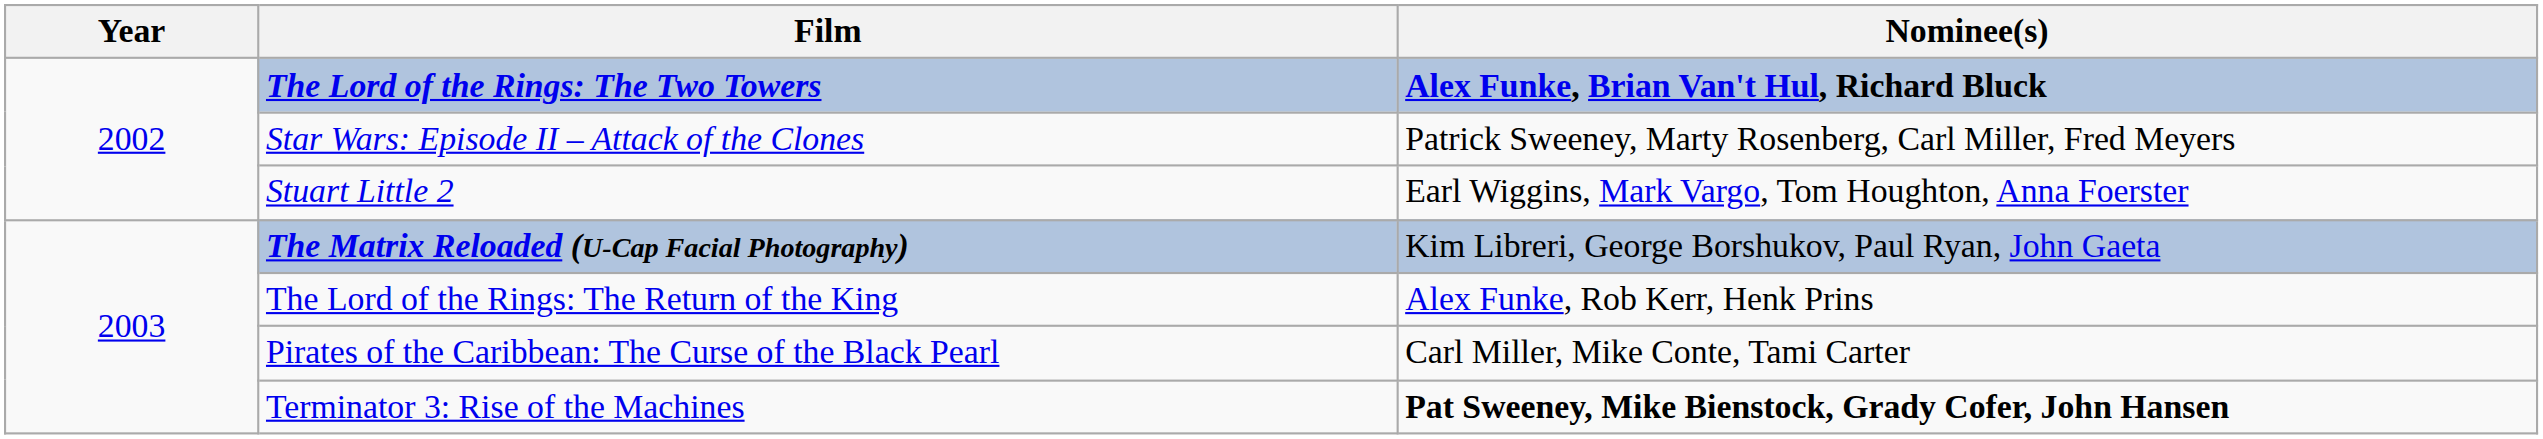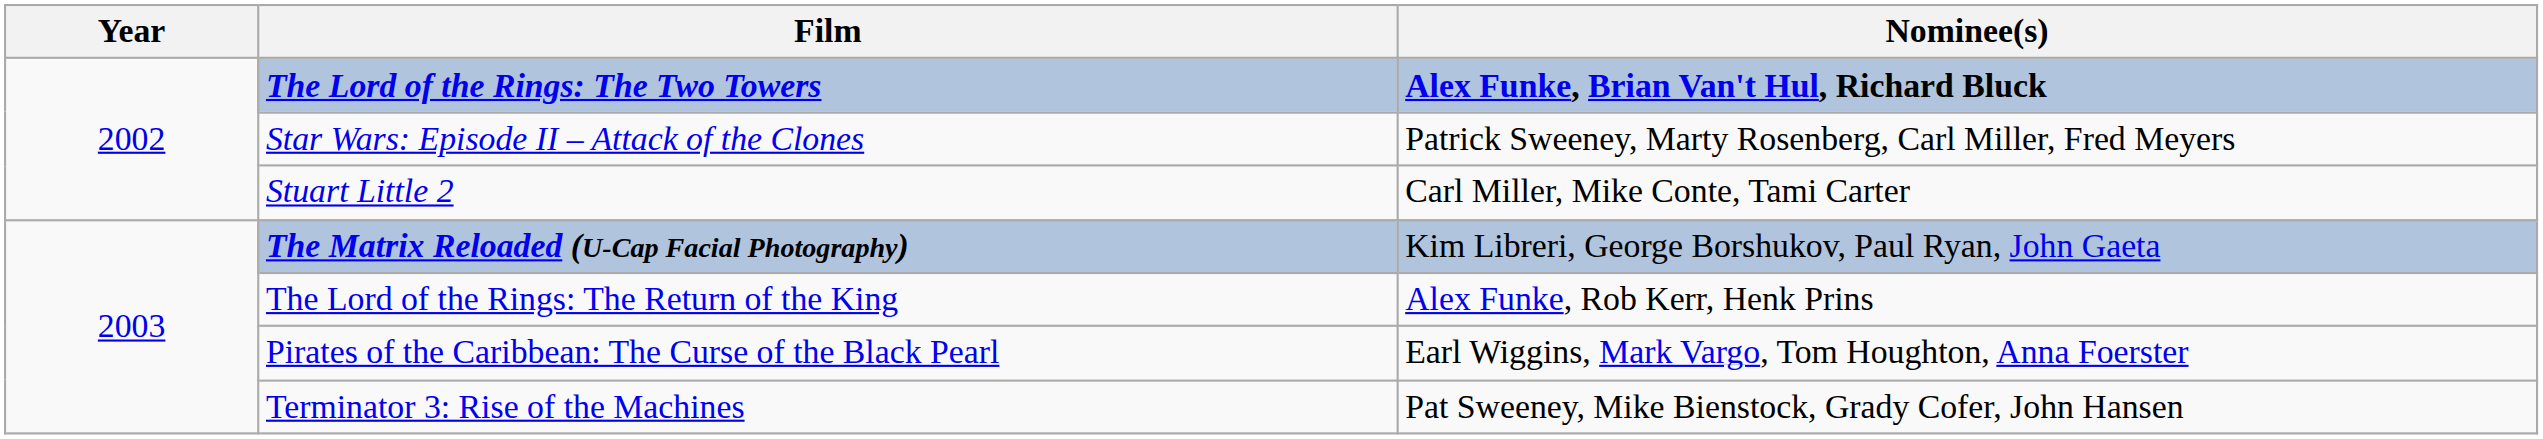(1797, 191) Earl Wiggins, Mark Vargo, Tom Houghton, Anna Foerster -> (1658, 191) Carl Miller, Mike Conte, Tami Carter
(1658, 352) Carl Miller, Mike Conte, Tami Carter -> (1797, 352) Earl Wiggins, Mark Vargo, Tom Houghton, Anna Foerster
(1817, 406) bold -> (1794, 406) normal
